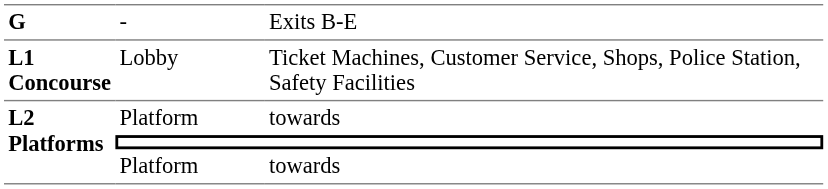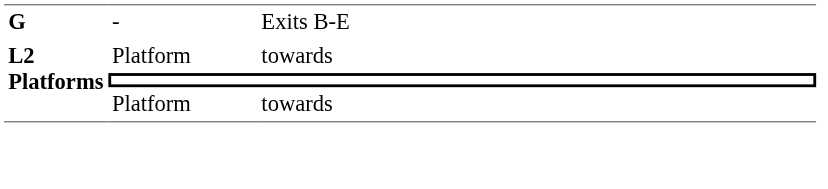- row: (149, 57)
